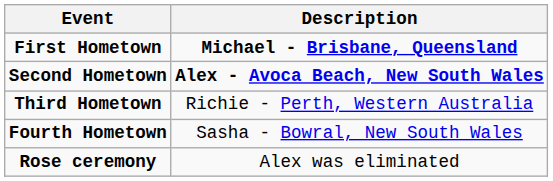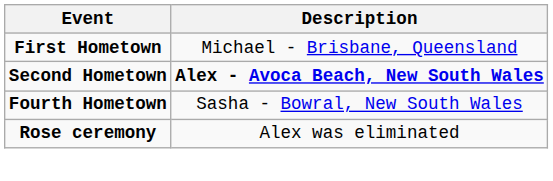(360, 48) bold -> (360, 48) normal
- row: (88, 105)
